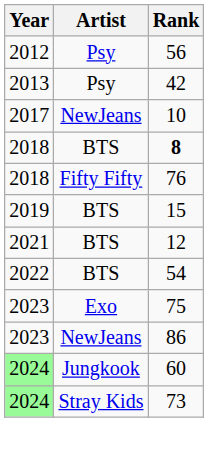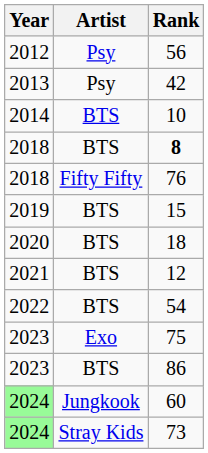(29, 115) 2017 -> (29, 115) 2014
(101, 115) NewJeans -> (101, 115) BTS
+ row: (176, 242)
(101, 337) NewJeans -> (101, 369) BTS
